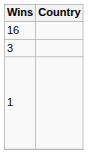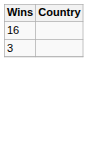- row: (10, 103)
